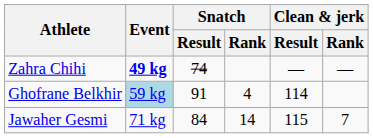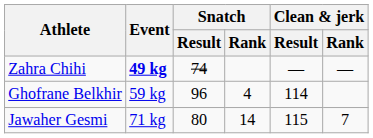(147, 94) lightblue background -> (147, 94) no background
(199, 94) 91 -> (199, 94) 96
(199, 119) 84 -> (199, 119) 80
